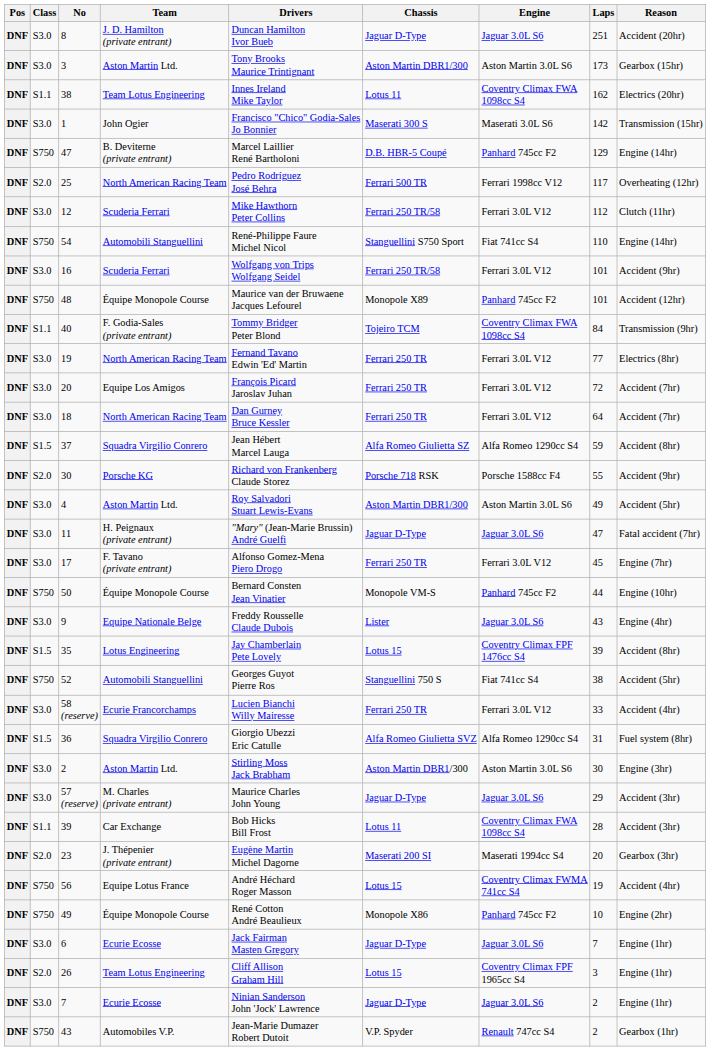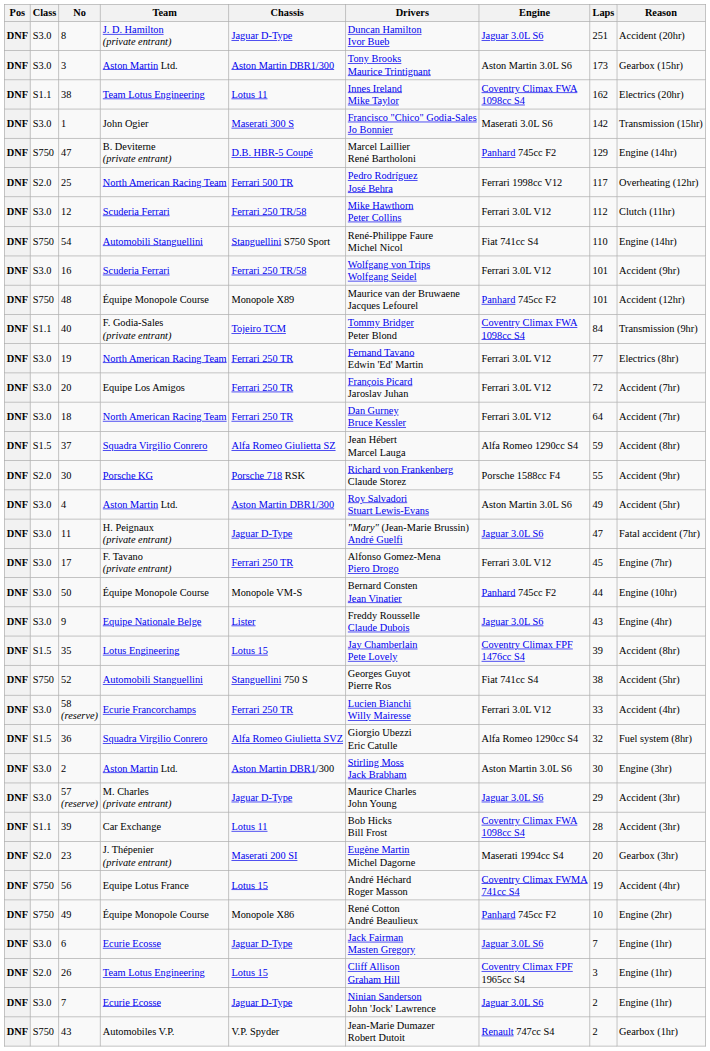columns swapped: (296, 13) <-> (421, 13)
(43, 592) S750 -> (42, 592) S3.0
(598, 739) 31 -> (598, 739) 32
